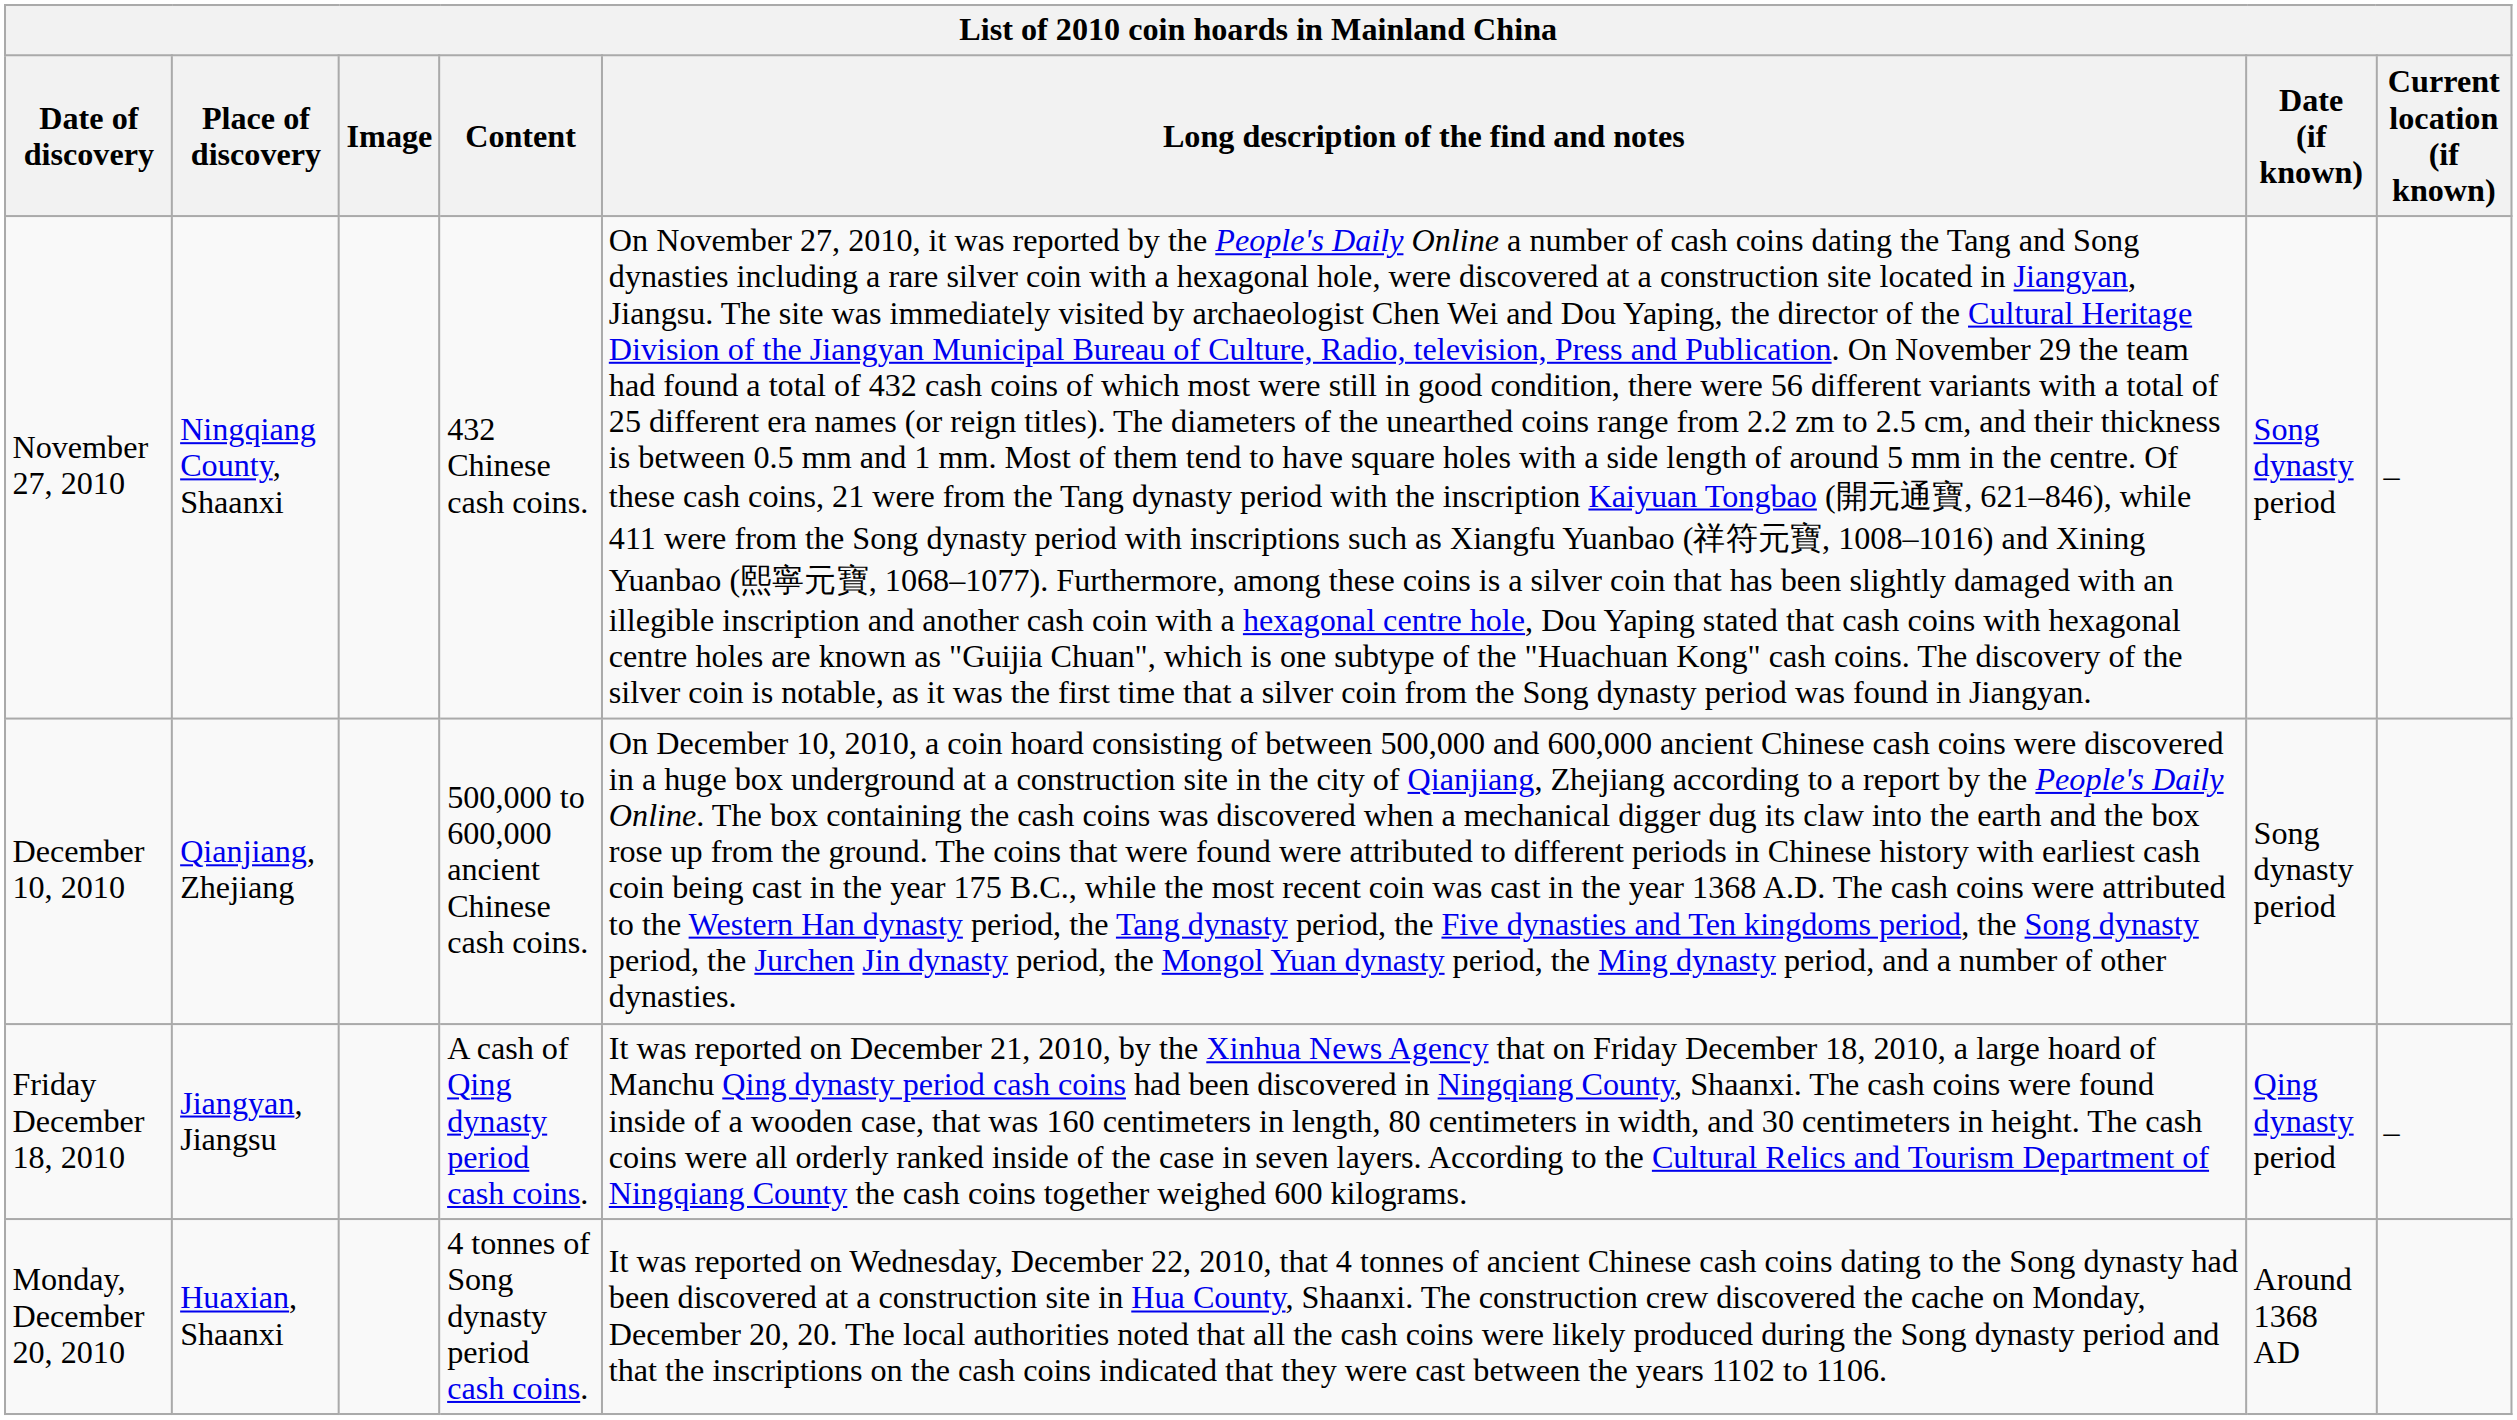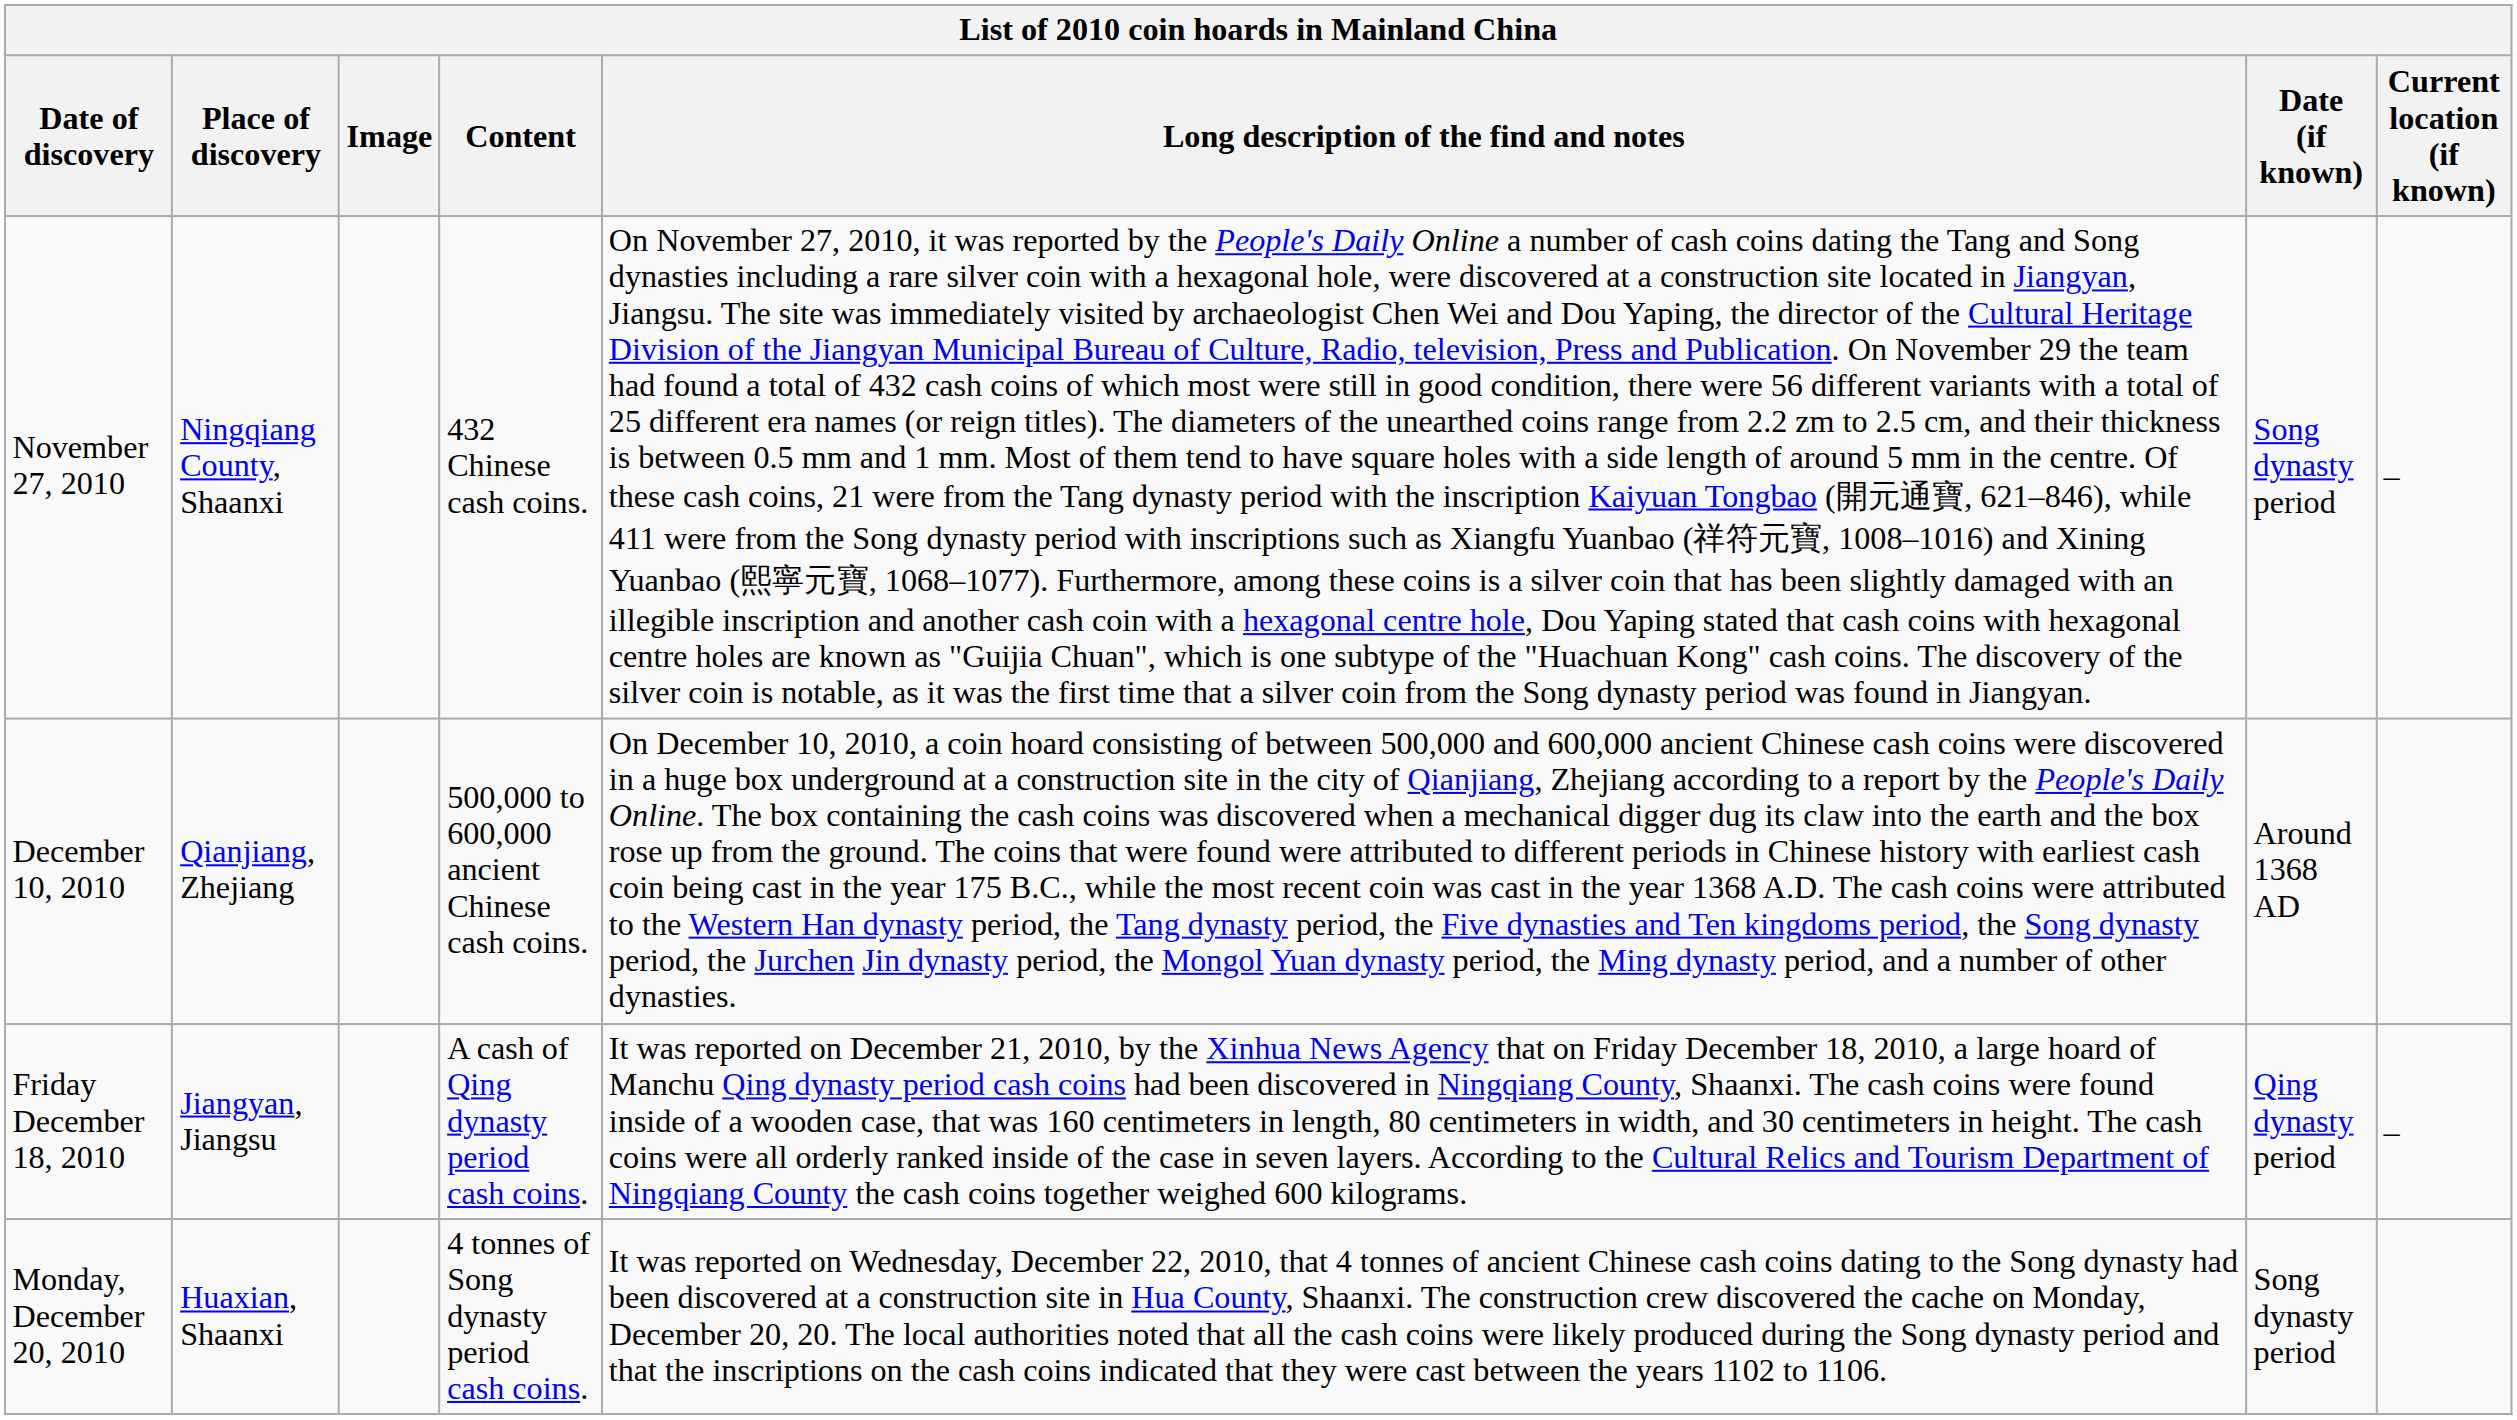(2304, 870) Song dynasty period -> (2303, 870) Around 1368 AD
(2303, 1316) Around 1368 AD -> (2304, 1316) Song dynasty period
